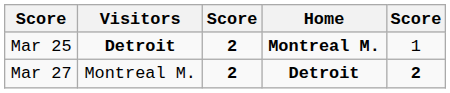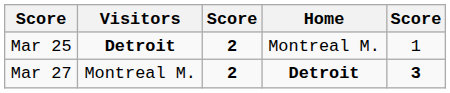(324, 46) bold -> (324, 46) normal
(416, 74) 2 -> (416, 74) 3
